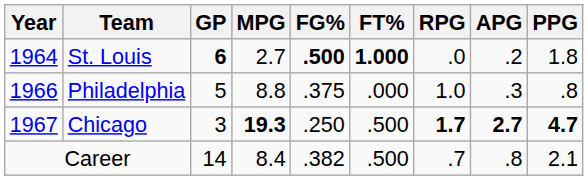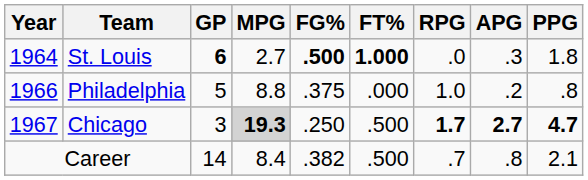(513, 56) .2 -> (513, 56) .3
(513, 90) .3 -> (513, 90) .2
(265, 124) no background -> (265, 124) lightgrey background
